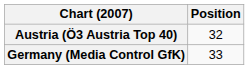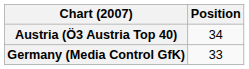(216, 34) 32 -> (216, 34) 34
